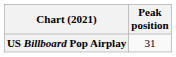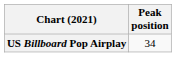(150, 43) 31 -> (150, 43) 34
